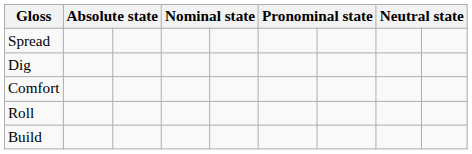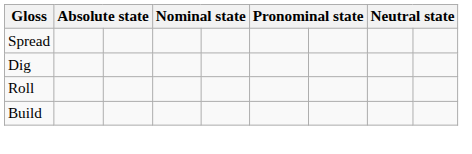- row: (34, 88)
